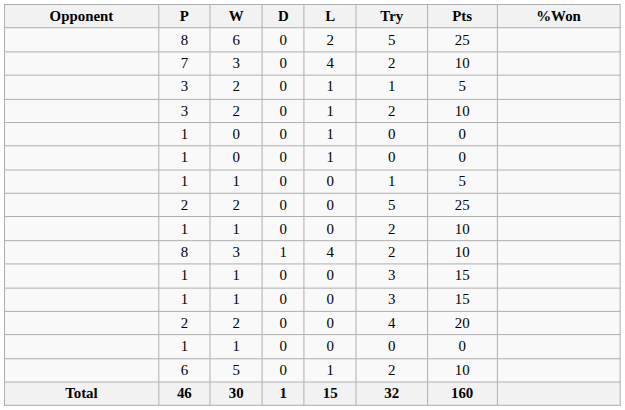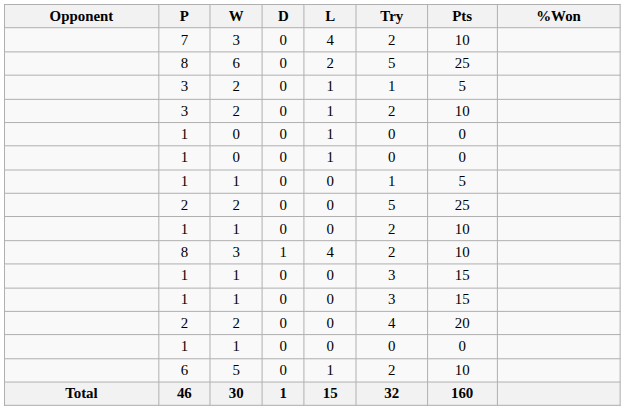rows swapped: (184, 39) <-> (184, 63)
